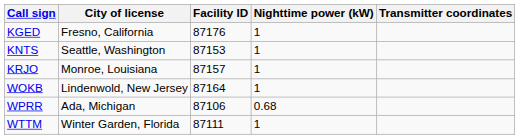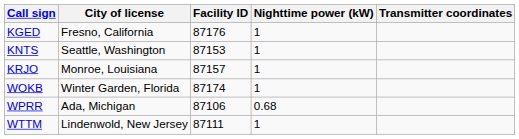(124, 87) Lindenwold, New Jersey -> (120, 87) Winter Garden, Florida
(209, 87) 87164 -> (209, 87) 87174
(120, 124) Winter Garden, Florida -> (124, 124) Lindenwold, New Jersey
